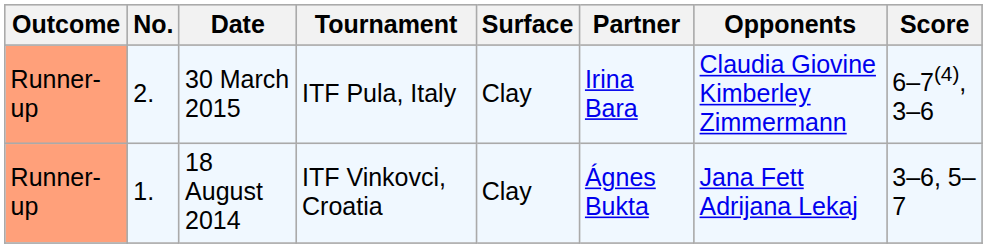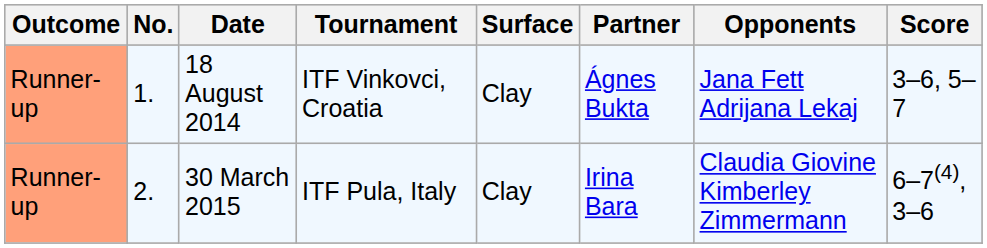rows swapped: (224, 192) <-> (237, 93)
